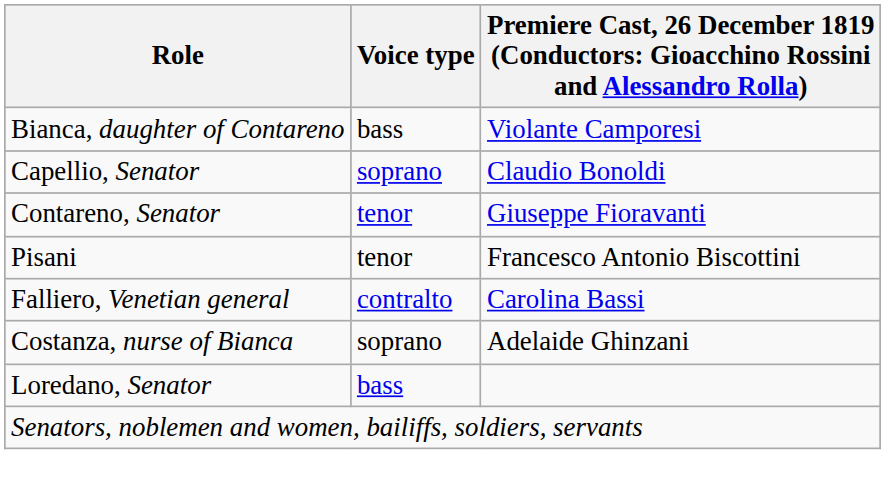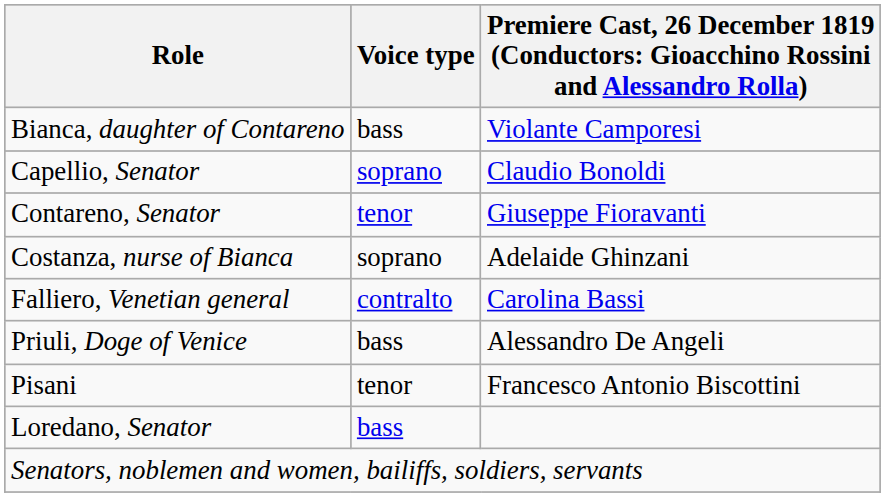rows swapped: (152, 342) <-> (44, 256)
+ row: (129, 342)
